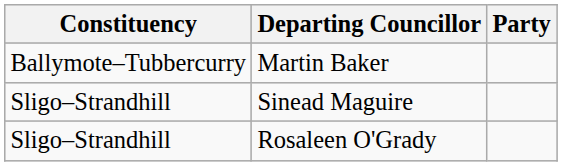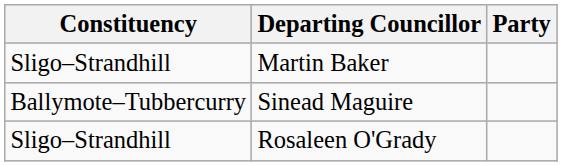(128, 62) Ballymote–Tubbercurry -> (91, 62) Sligo–Strandhill
(91, 101) Sligo–Strandhill -> (128, 101) Ballymote–Tubbercurry
